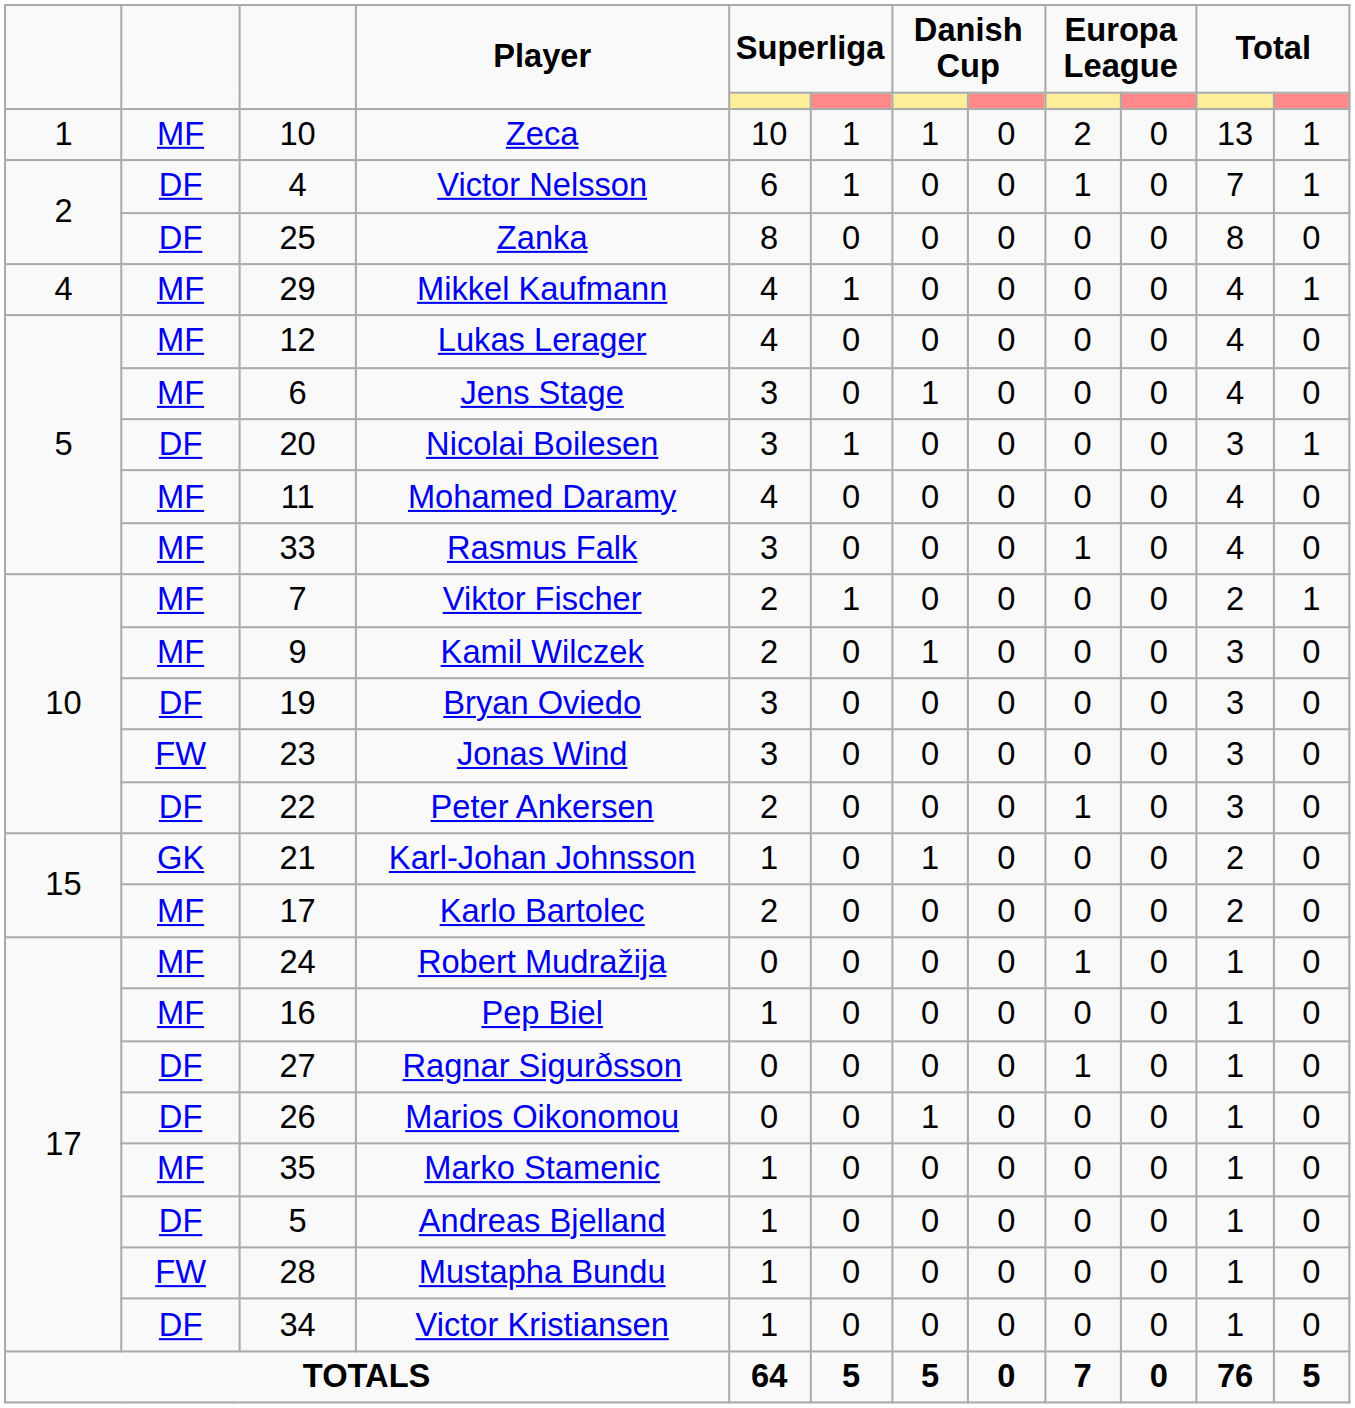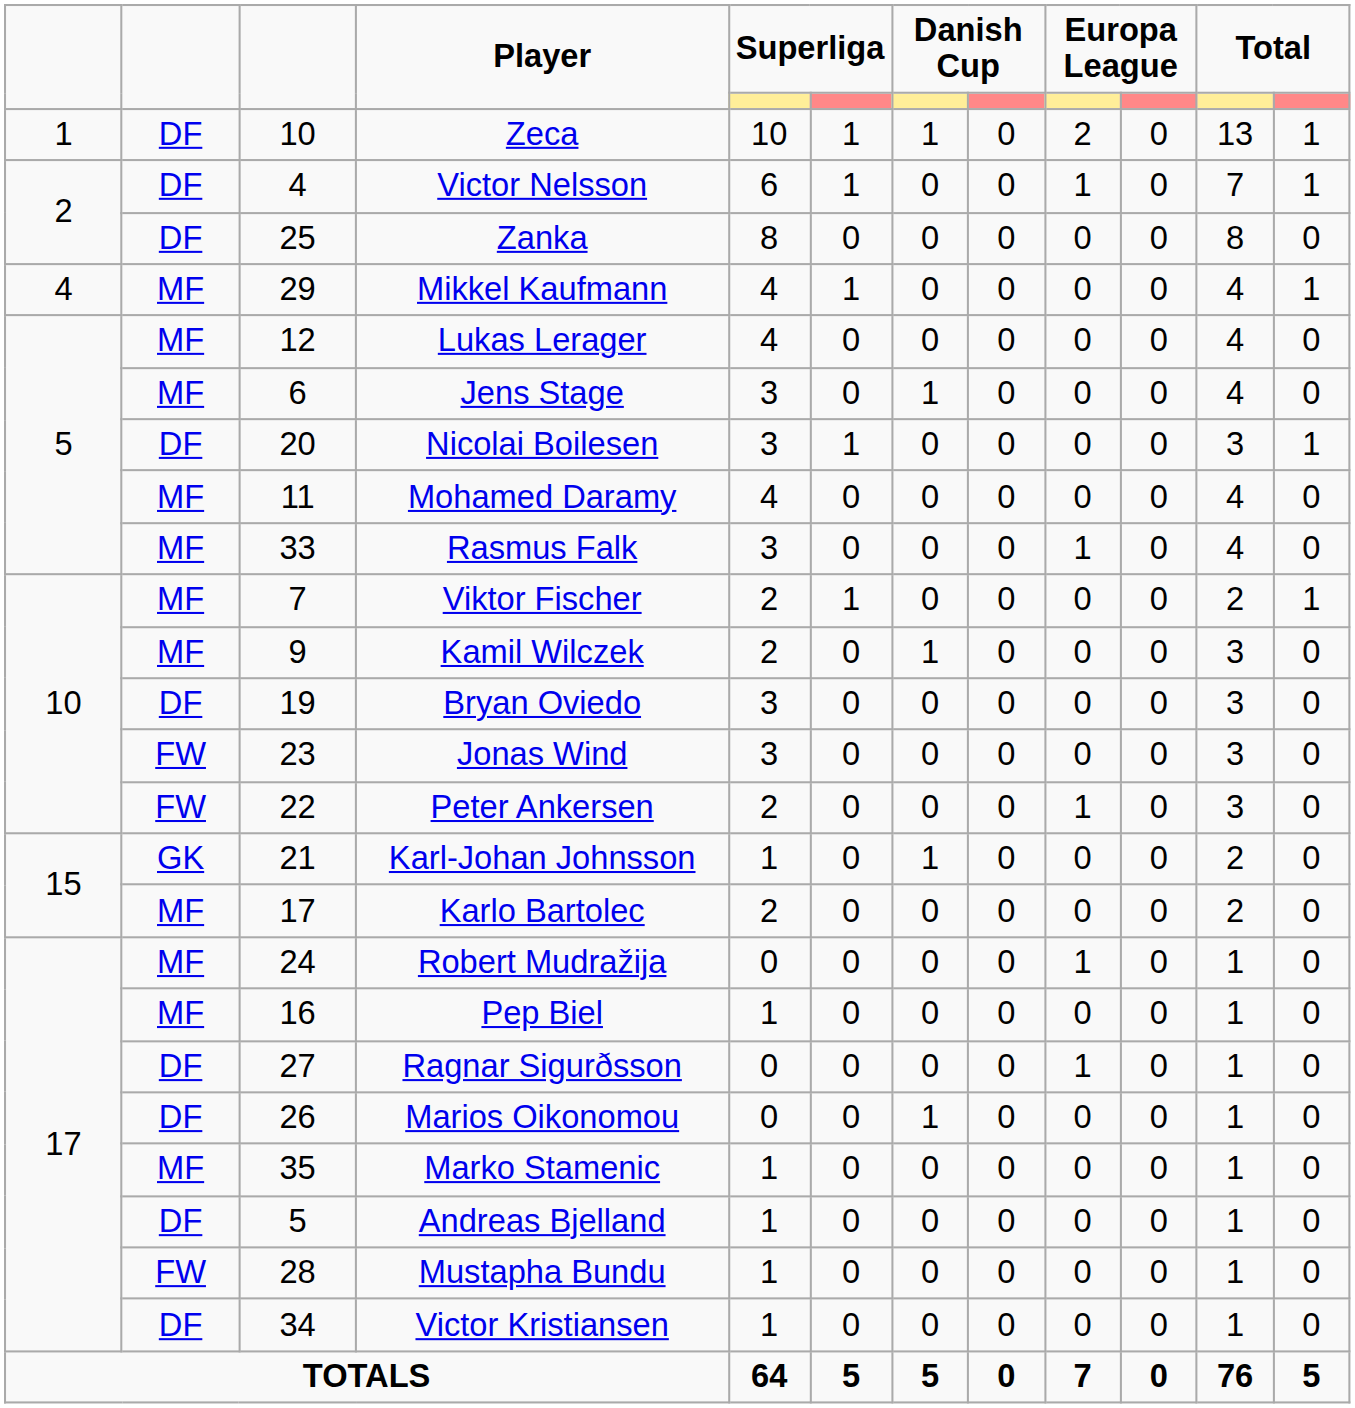(181, 133) MF -> (181, 133) DF
(181, 806) DF -> (181, 806) FW
